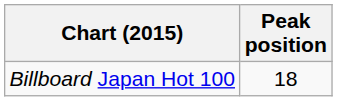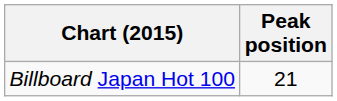(286, 78) 18 -> (286, 78) 21
